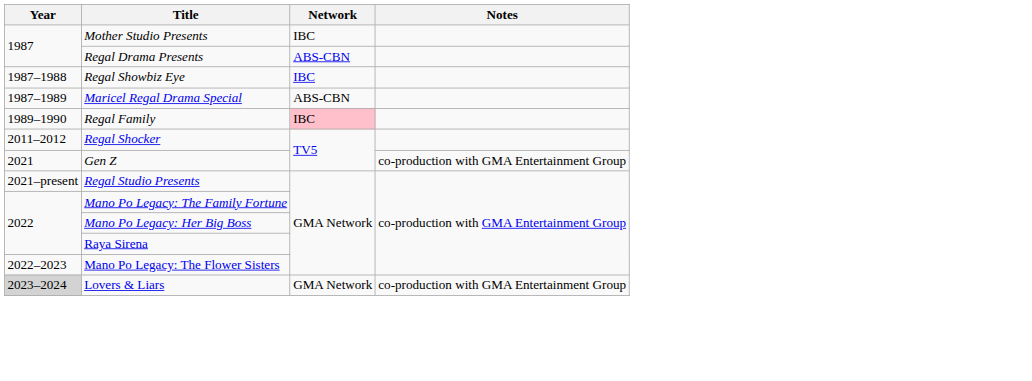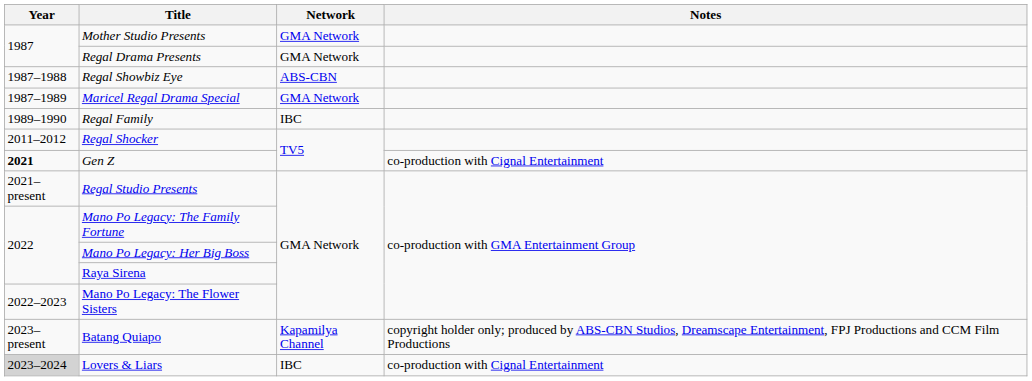(304, 35) IBC -> (320, 35) GMA Network
(322, 56) ABS-CBN -> (320, 56) GMA Network
(304, 77) IBC -> (308, 77) ABS-CBN
(322, 98) ABS-CBN -> (320, 98) GMA Network
(304, 118) pink background -> (291, 118) no background
(21, 160) normal -> (21, 160) bold
(502, 160) co-production with GMA Entertainment Group -> (495, 160) co-production with Cignal Entertainment
+ row: (121, 337)
(333, 285) GMA Network -> (291, 365) IBC
(502, 285) co-production with GMA Entertainment Group -> (495, 365) co-production with Cignal Entertainment
